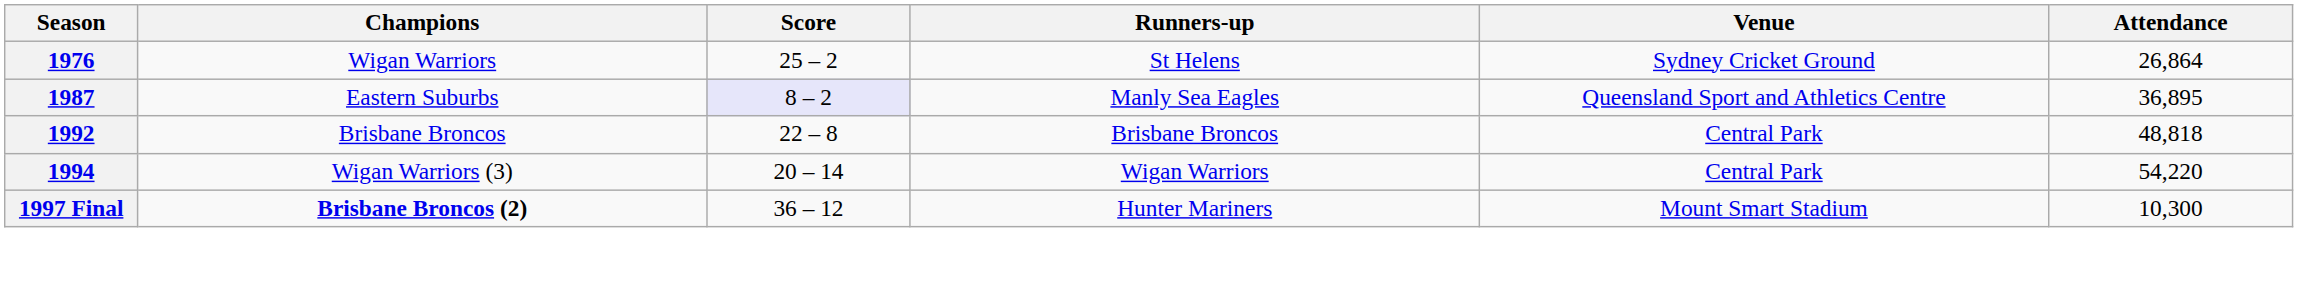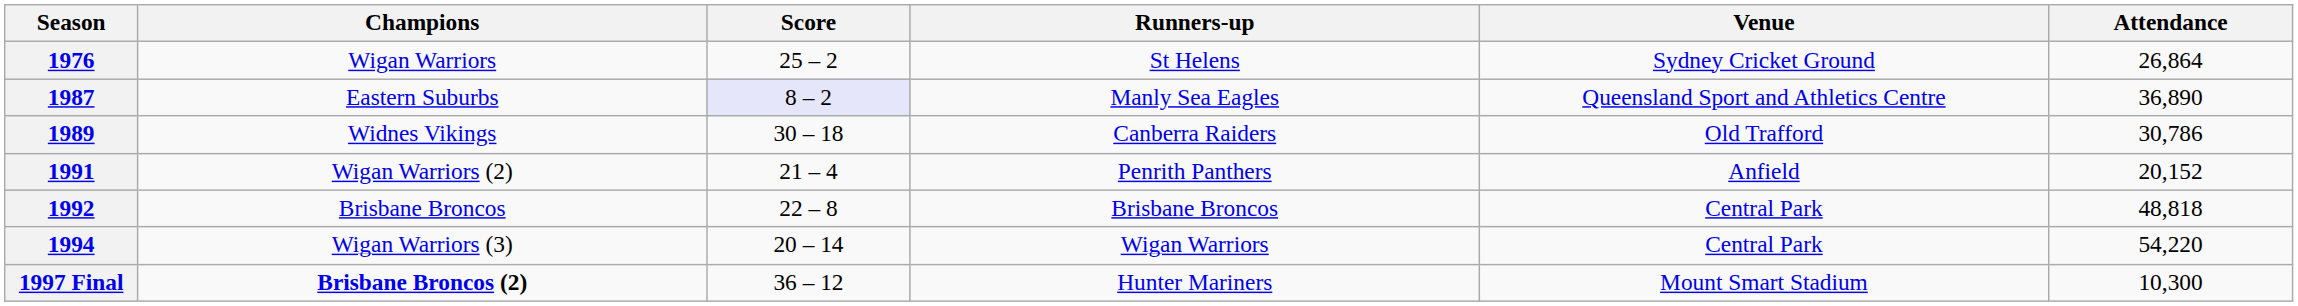(2171, 97) 36,895 -> (2171, 97) 36,890
+ row: (71, 134)
+ row: (71, 171)
